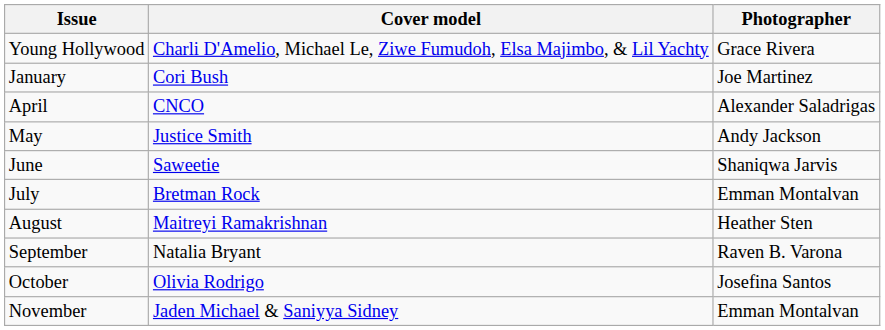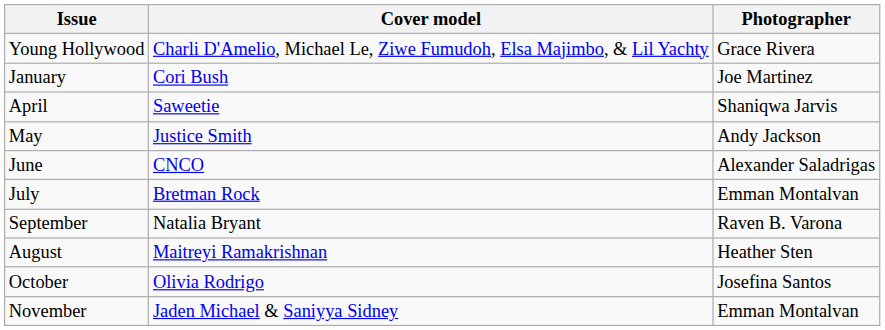(179, 106) CNCO -> (186, 106) Saweetie
(796, 106) Alexander Saladrigas -> (777, 106) Shaniqwa Jarvis
(186, 164) Saweetie -> (179, 164) CNCO
(777, 164) Shaniqwa Jarvis -> (796, 164) Alexander Saladrigas
rows swapped: (35, 223) <-> (48, 252)
